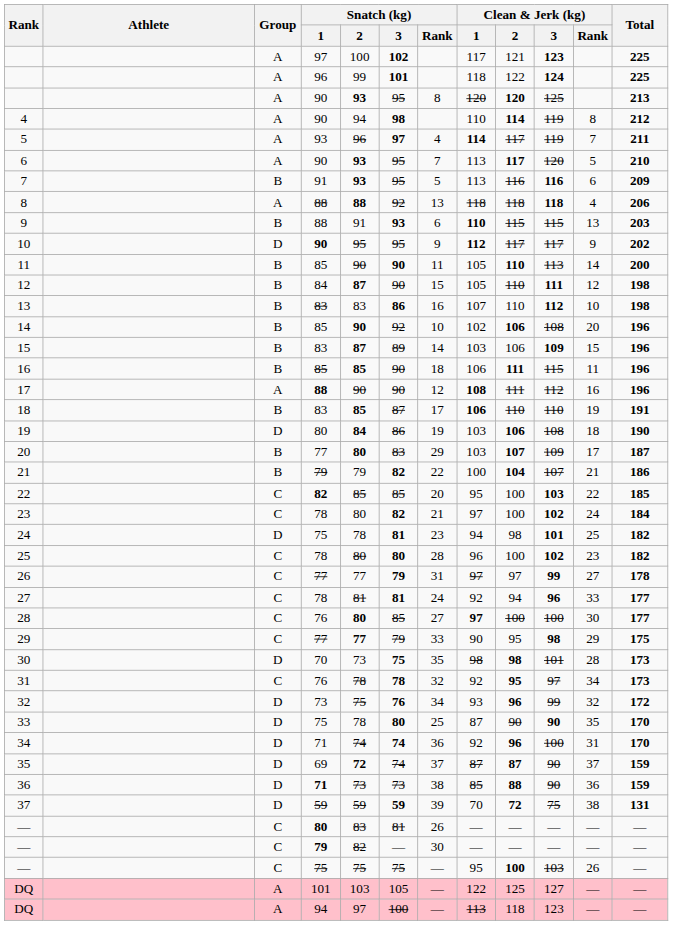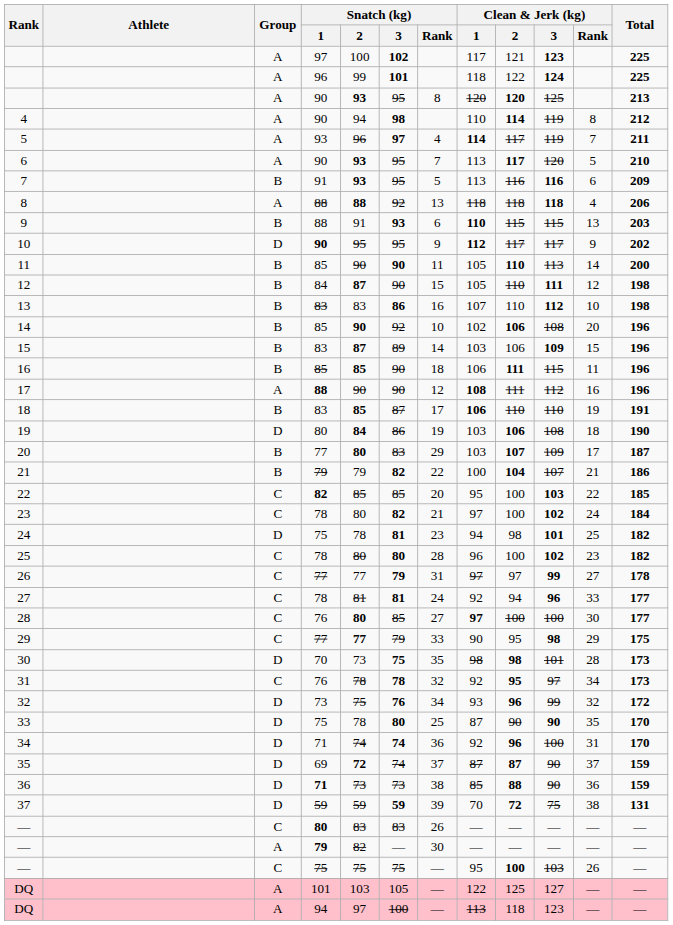(398, 826) 81 -> (398, 826) 83
(278, 847) C -> (278, 847) A
